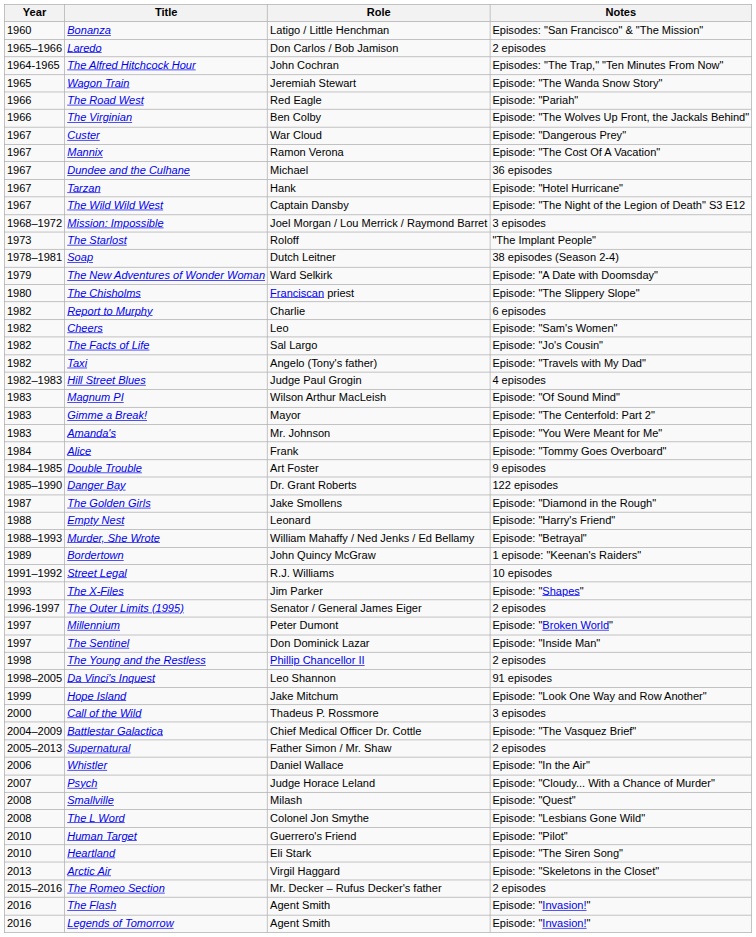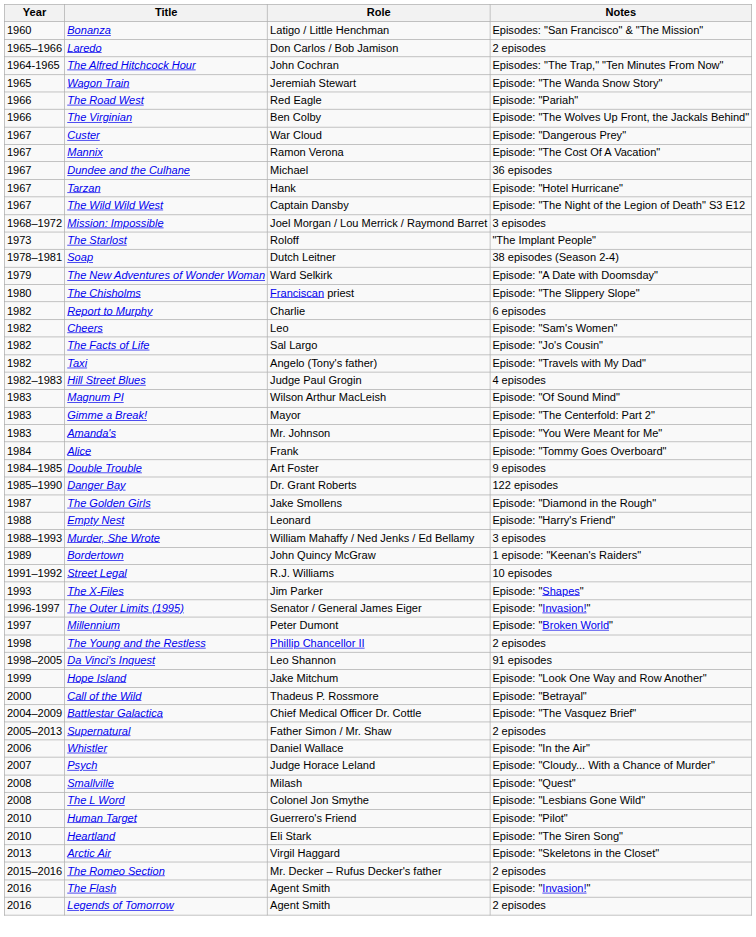(540, 538) Episode: "Betrayal" -> (519, 538) 3 episodes
(519, 608) 2 episodes -> (541, 608) Episode: "Invasion!"
- row: (98, 643)
(519, 713) 3 episodes -> (540, 696) Episode: "Betrayal"
(541, 923) Episode: "Invasion!" -> (519, 906) 2 episodes
